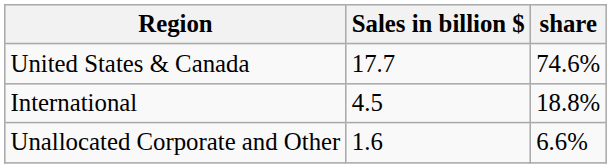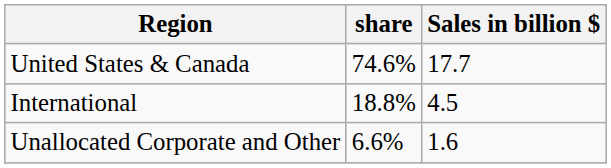columns swapped: (438, 24) <-> (568, 24)
